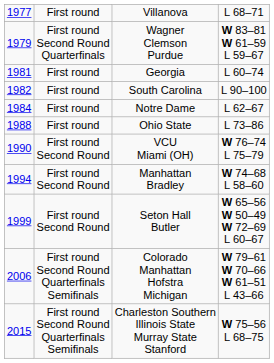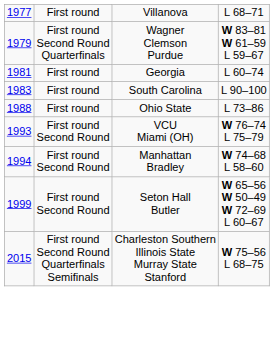(19, 90) 1982 -> (19, 90) 1983
- row: (165, 108)
(19, 149) 1990 -> (19, 131) 1993
- row: (165, 276)
